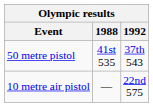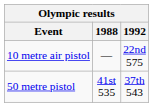rows swapped: (41, 55) <-> (48, 86)
